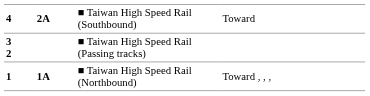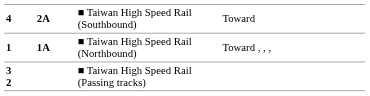rows swapped: (135, 47) <-> (135, 76)
